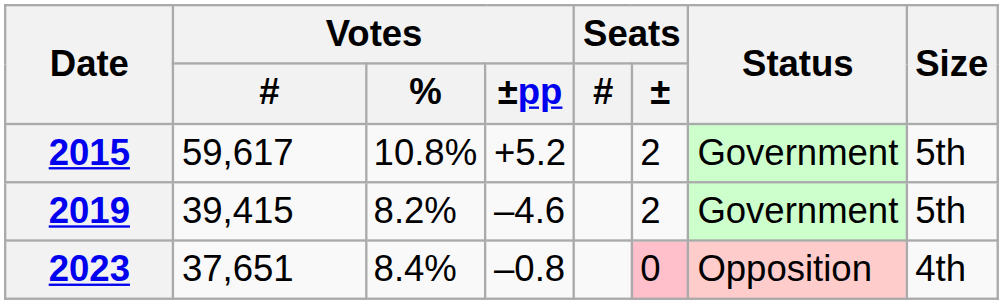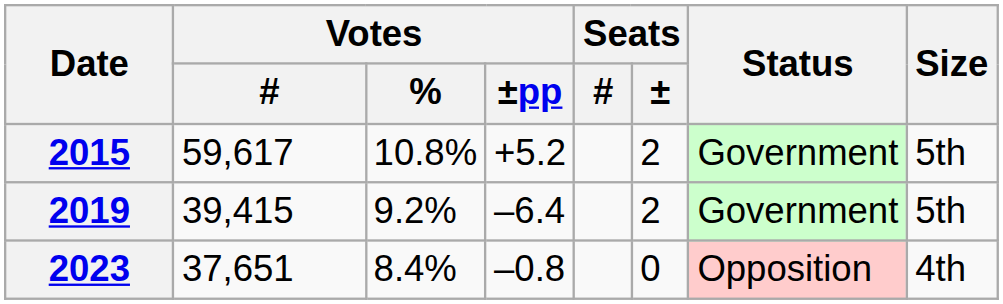(415, 210) 8.2% -> (415, 210) 9.2%
(530, 210) –4.6 -> (530, 210) –6.4
(650, 268) pink background -> (650, 268) no background
